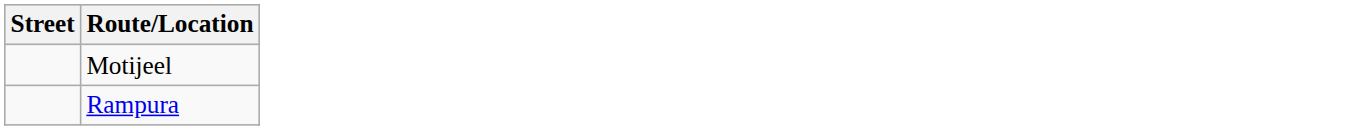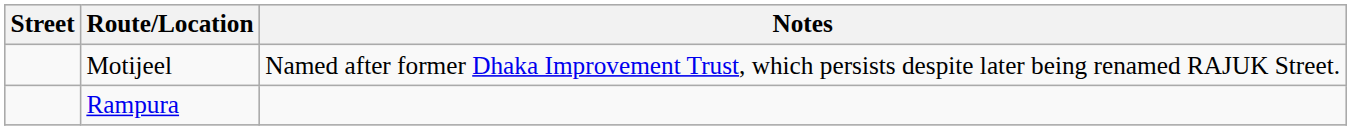+ column: (803, 24)
